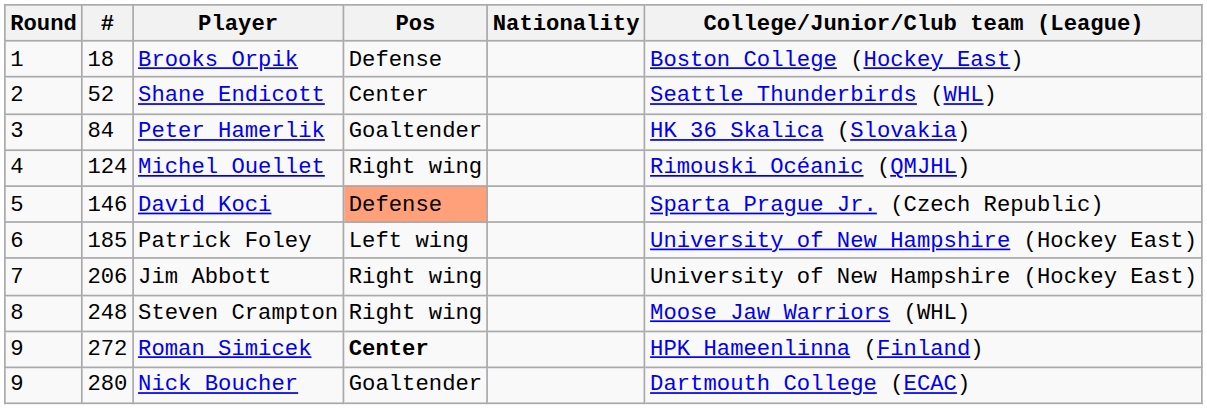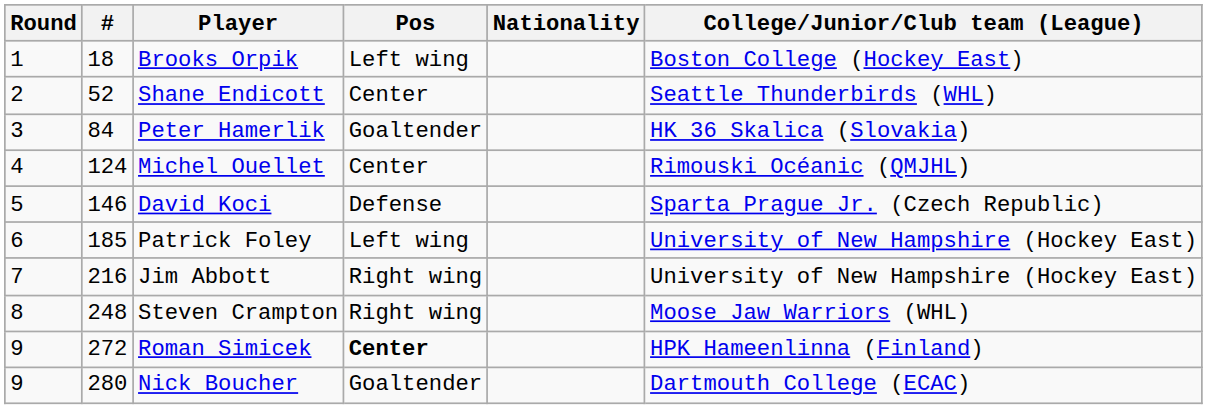(395, 59) Defense -> (409, 59) Left wing
(415, 168) Right wing -> (389, 168) Center
(395, 204) lightsalmon background -> (395, 204) no background
(107, 277) 206 -> (107, 277) 216
